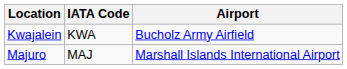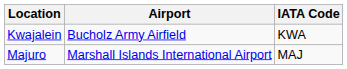columns swapped: (238, 14) <-> (98, 14)
